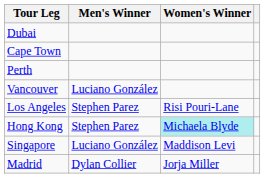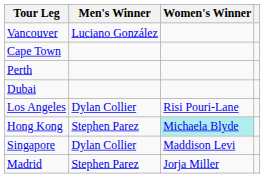rows swapped: (22, 32) <-> (32, 88)
(105, 107) Stephen Parez -> (104, 107) Dylan Collier
(115, 145) Luciano González -> (104, 145) Dylan Collier
(104, 164) Dylan Collier -> (105, 164) Stephen Parez
